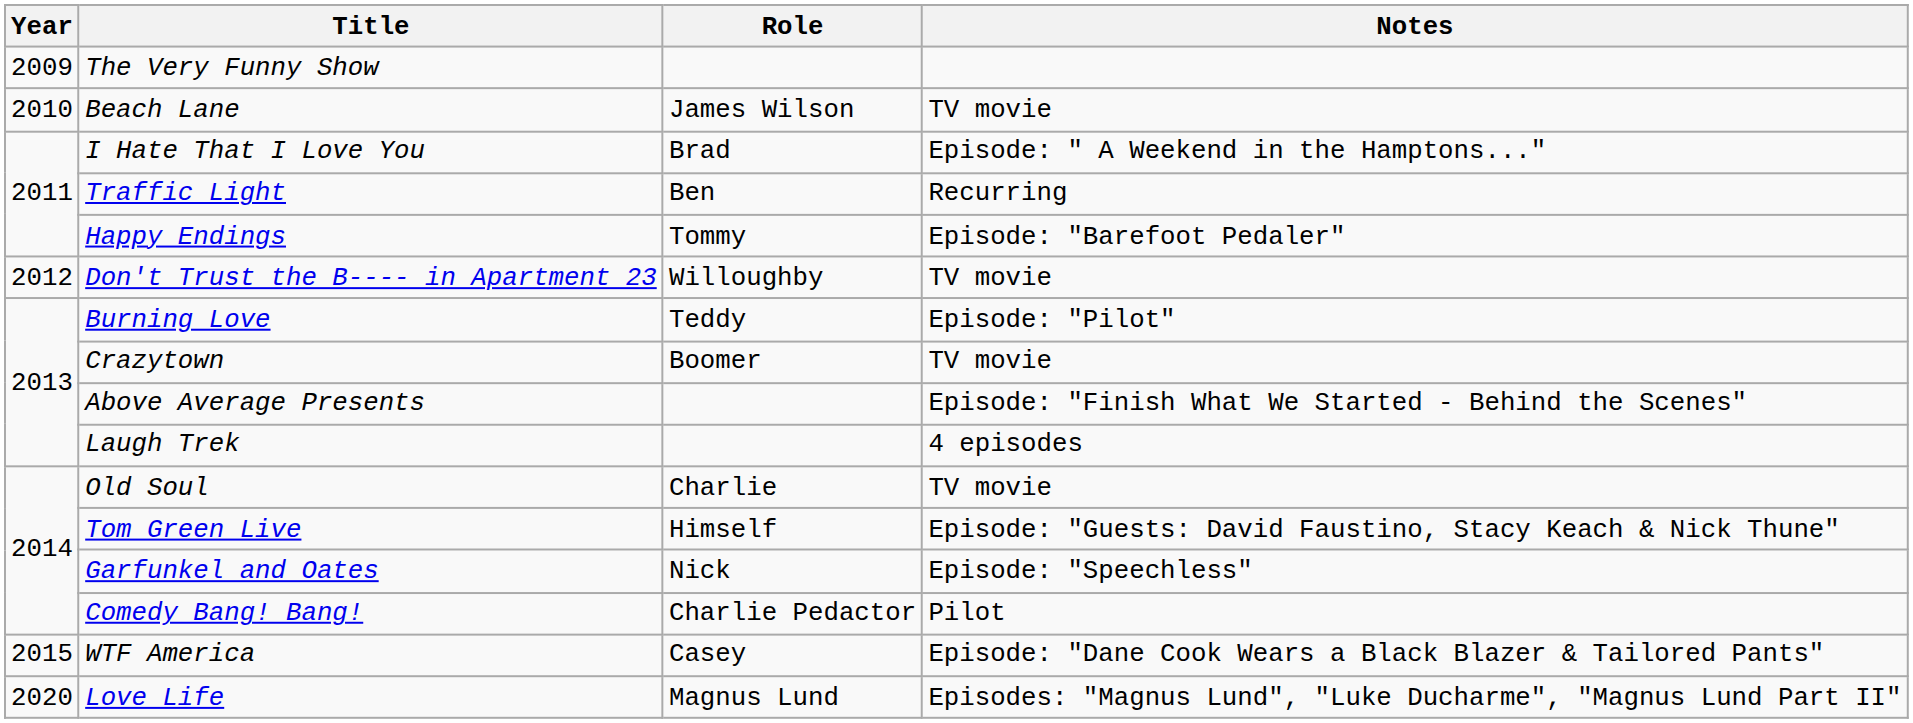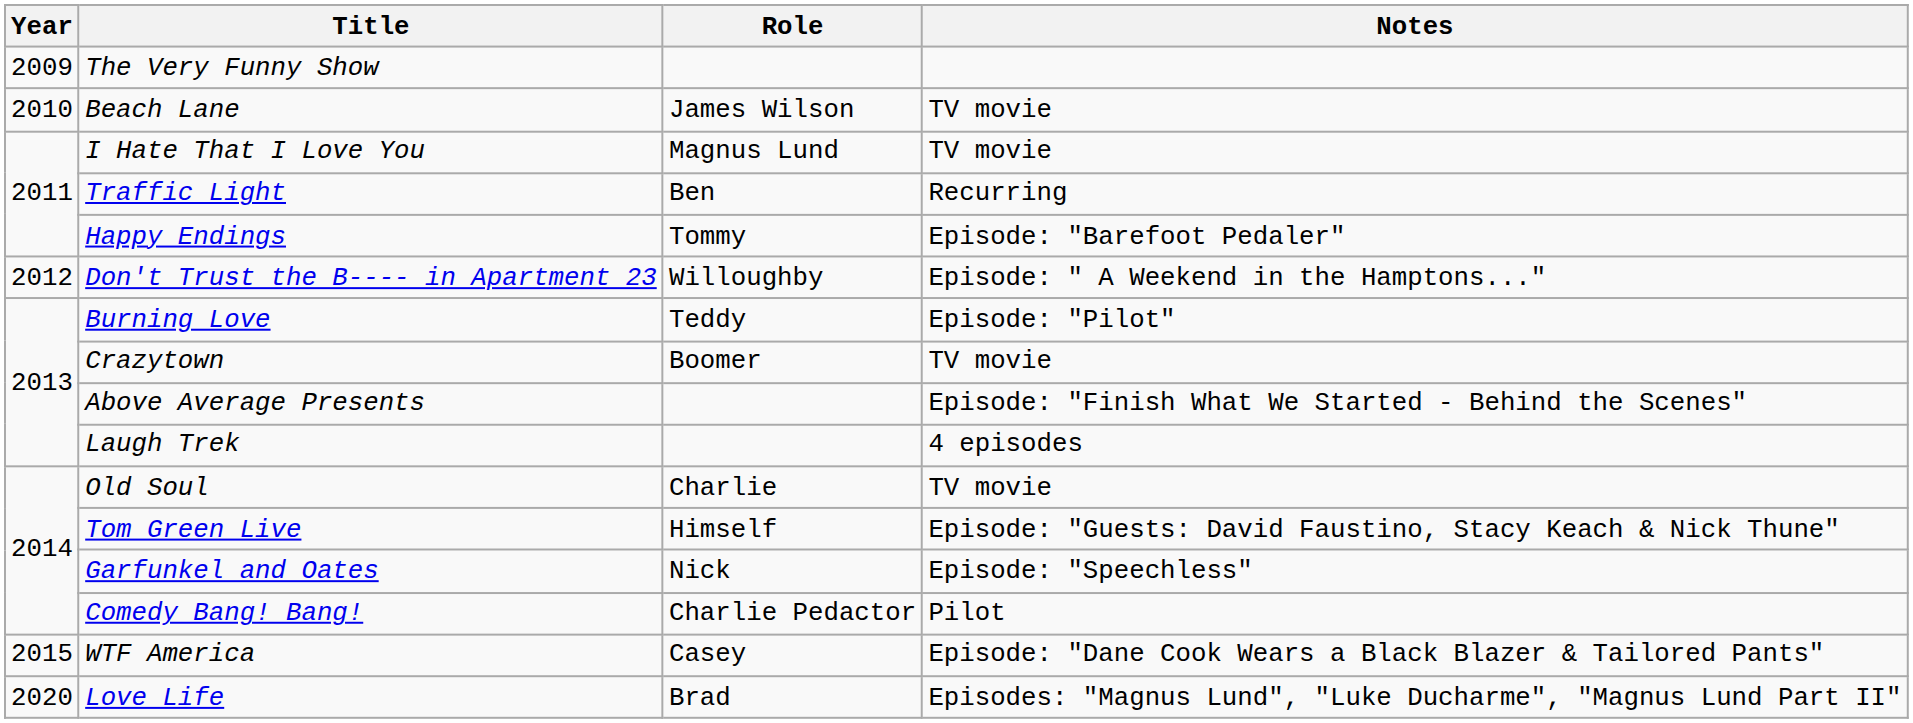(700, 152) Brad -> (754, 152) Magnus Lund
(1237, 152) Episode: " A Weekend in the Hamptons..." -> (990, 152) TV movie
(990, 278) TV movie -> (1237, 278) Episode: " A Weekend in the Hamptons..."
(754, 697) Magnus Lund -> (700, 697) Brad
